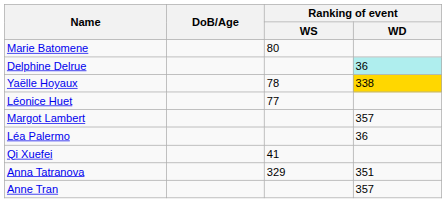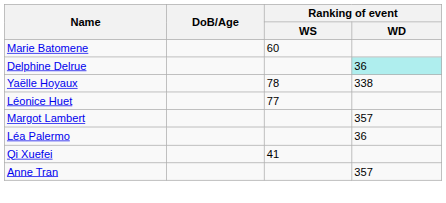(273, 48) 80 -> (273, 48) 60
(365, 84) gold background -> (364, 84) no background
- row: (46, 171)
